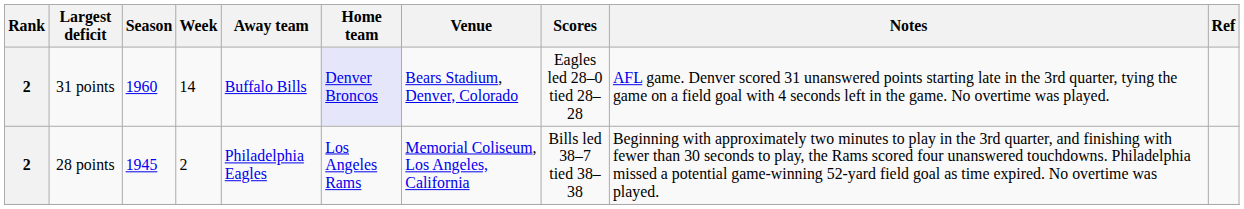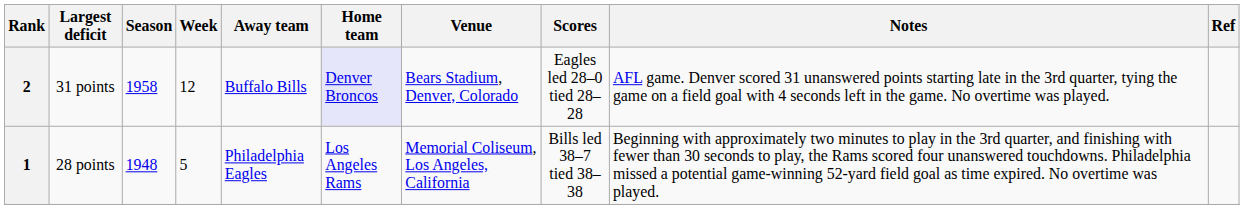(141, 86) 1960 -> (141, 86) 1958
(188, 86) 14 -> (188, 86) 12
(27, 165) 2 -> (27, 165) 1
(141, 165) 1945 -> (141, 165) 1948
(184, 165) 2 -> (184, 165) 5
